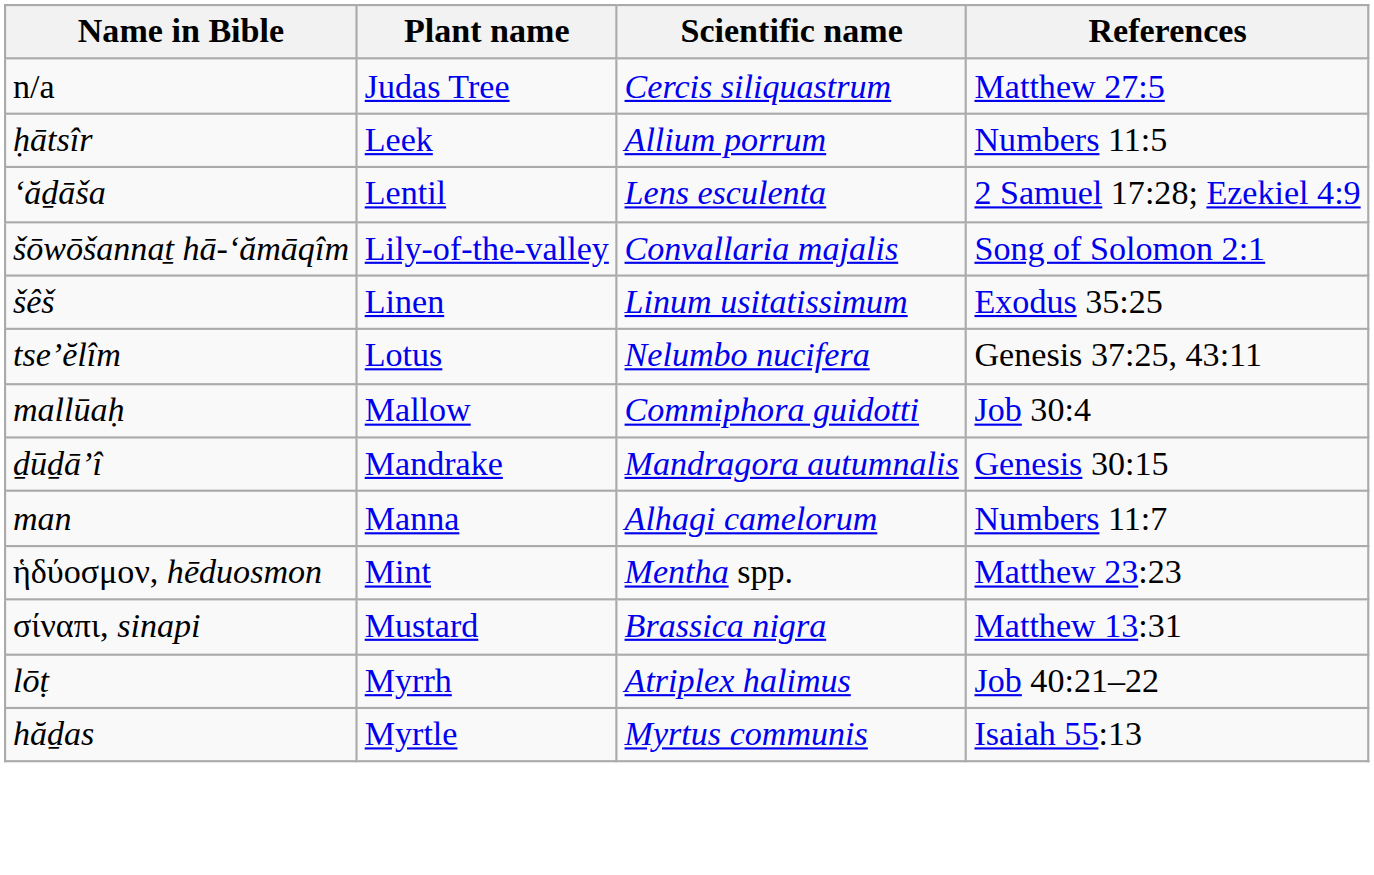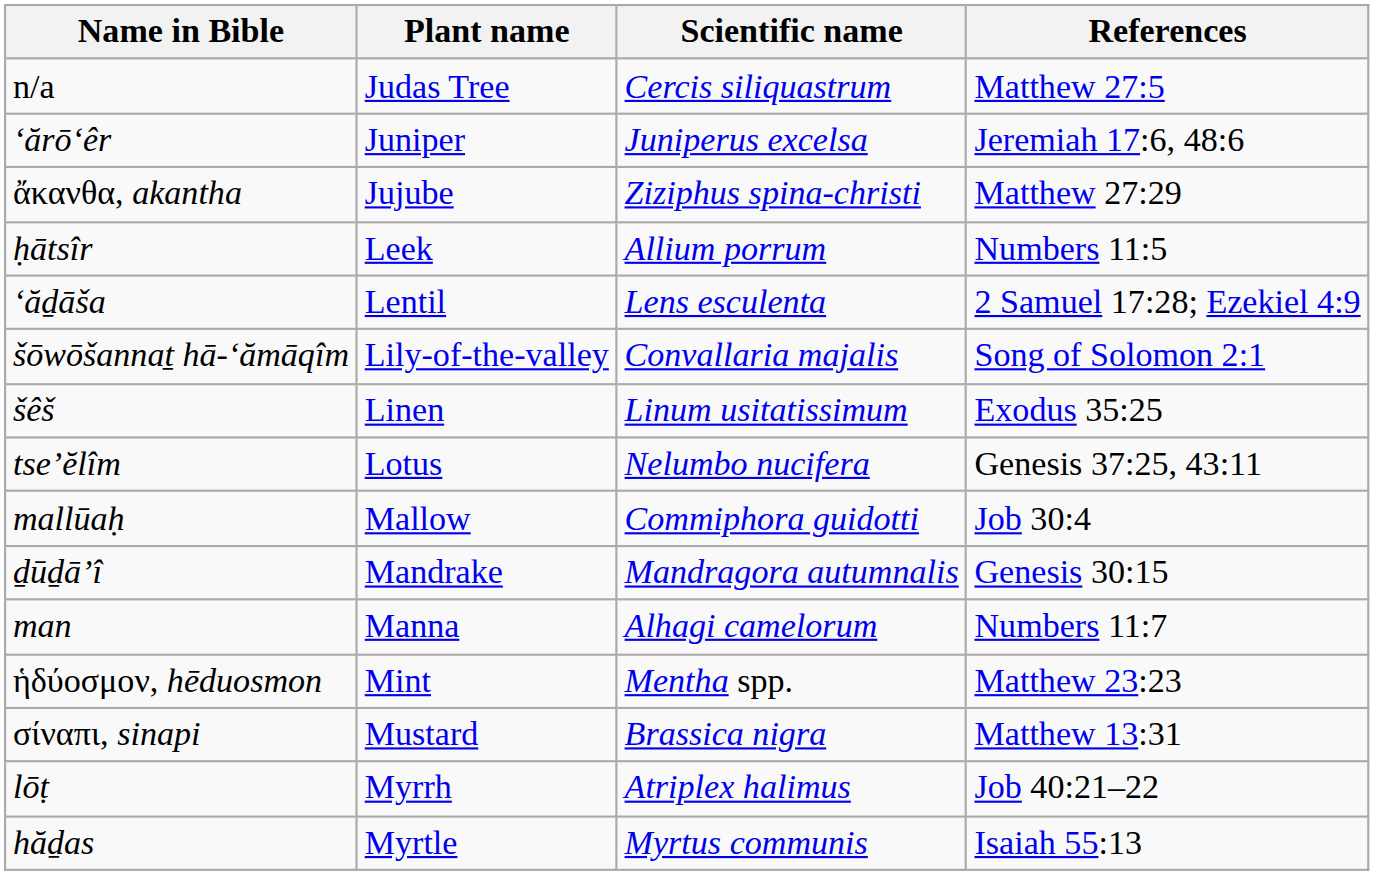+ row: (62, 139)
+ row: (127, 193)
